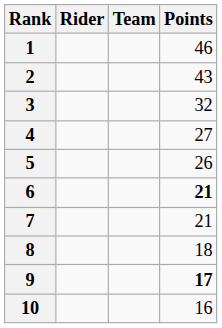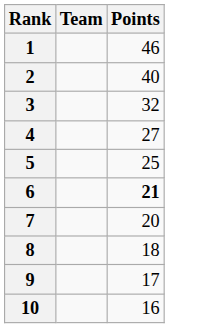- column: (82, 18)
(204, 76) 43 -> (151, 76) 40
(204, 163) 26 -> (151, 163) 25
(204, 221) 21 -> (151, 221) 20
(204, 279) bold -> (151, 279) normal
